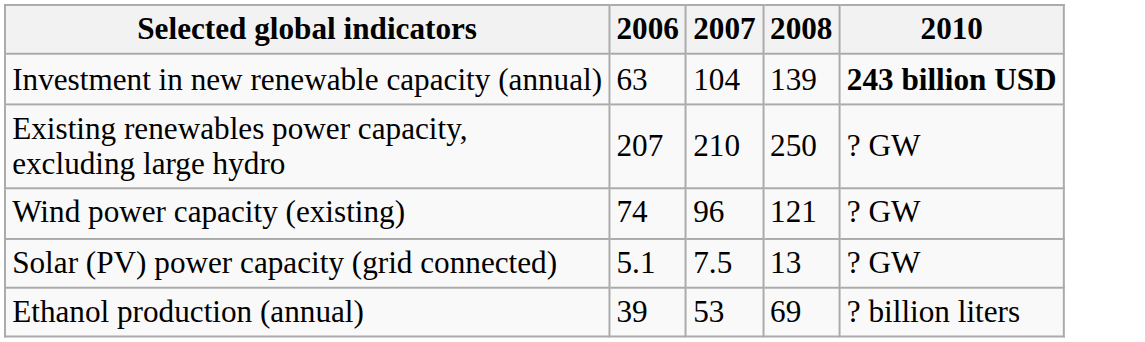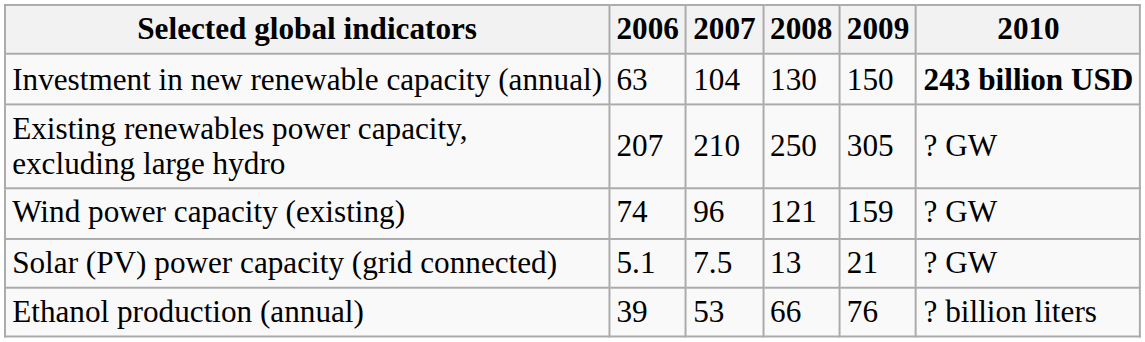+ column: (878, 29)
(793, 78) 139 -> (793, 78) 130
(786, 311) 69 -> (786, 311) 66
